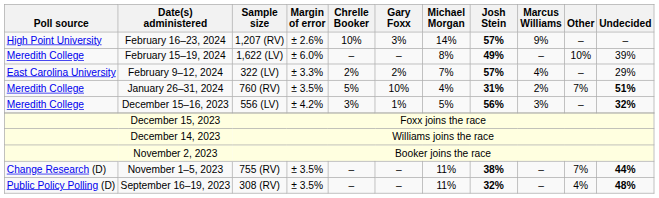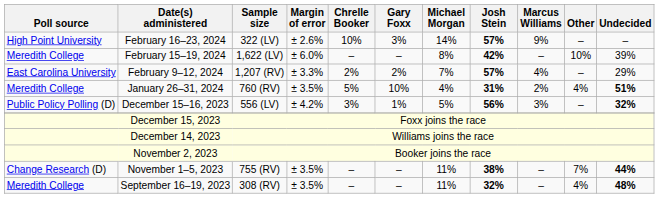(260, 40) 1,207 (RV) -> (260, 40) 322 (LV)
(494, 56) 49% -> (494, 56) 42%
(260, 73) 322 (LV) -> (260, 73) 1,207 (RV)
(581, 89) 7% -> (581, 89) 4%
(45, 105) Meredith College -> (61, 105) Public Policy Polling (D)
(61, 186) Public Policy Polling (D) -> (45, 186) Meredith College
